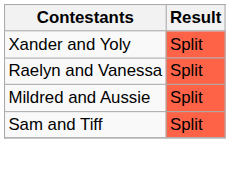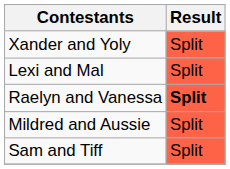+ row: (56, 71)
(186, 71) normal -> (188, 97) bold
